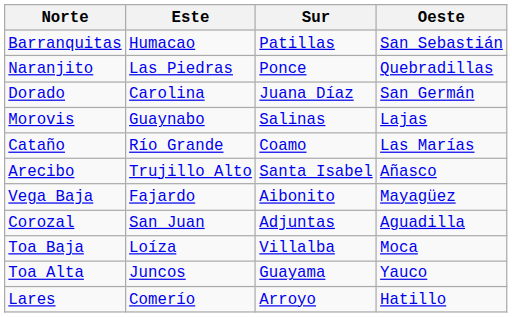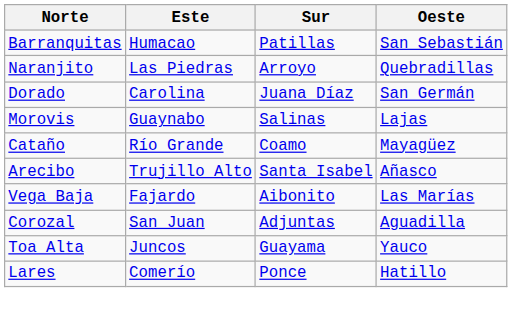(283, 69) Ponce -> (288, 69) Arroyo
(427, 146) Las Marías -> (418, 146) Mayagüez
(418, 197) Mayagüez -> (427, 197) Las Marías
- row: (46, 248)
(288, 299) Arroyo -> (283, 274) Ponce
